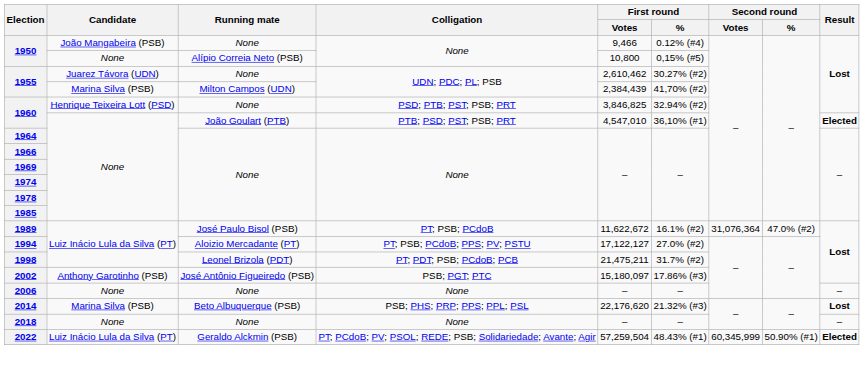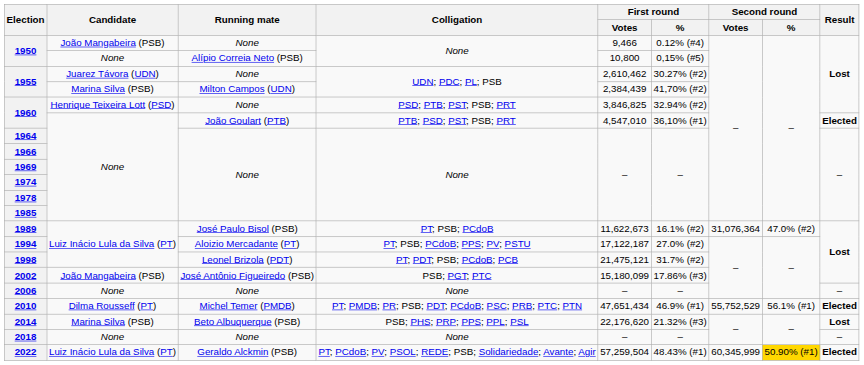(625, 228) 11,622,672 -> (625, 228) 11,622,673
(625, 244) 17,122,127 -> (625, 244) 17,122,187
(625, 259) 21,475,211 -> (625, 259) 21,475,121
(112, 275) Anthony Garotinho (PSB) -> (112, 275) João Mangabeira (PSB)
(625, 275) 15,180,097 -> (625, 275) 15,180,099
+ row: (26, 306)
(791, 337) no background -> (791, 352) gold background
